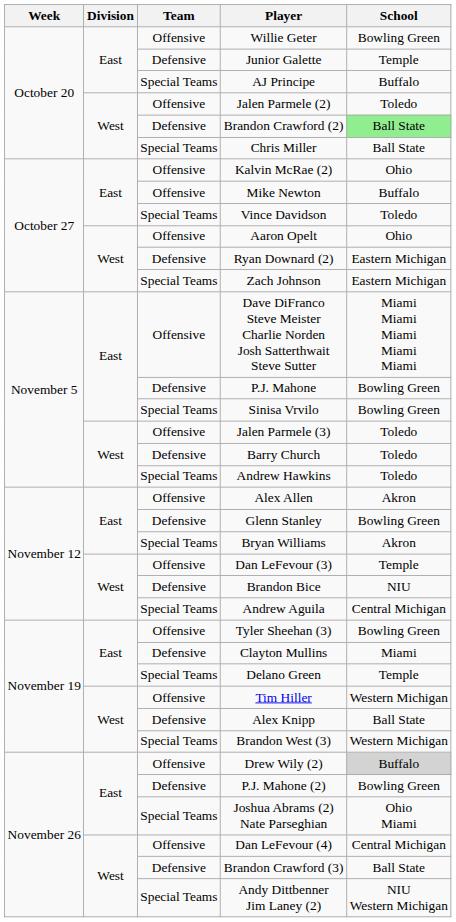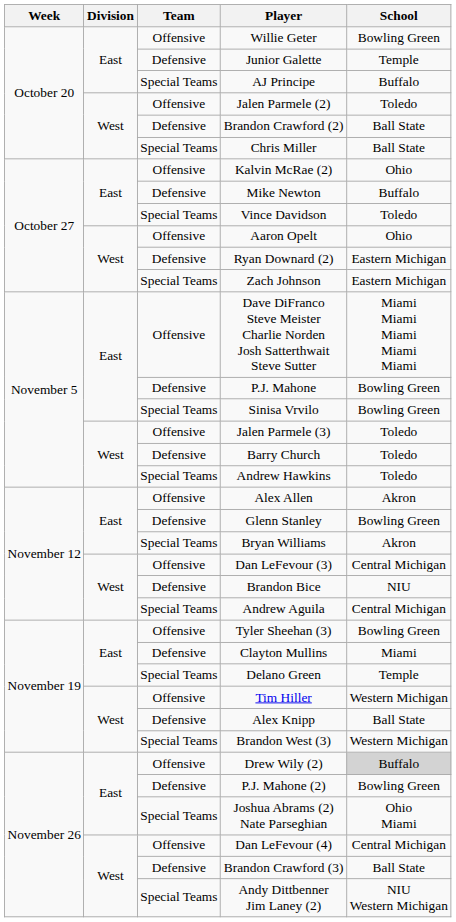(399, 126) lightgreen background -> (399, 126) no background
(179, 192) Offensive -> (179, 192) Defensive
(399, 565) Temple -> (399, 565) Central Michigan
